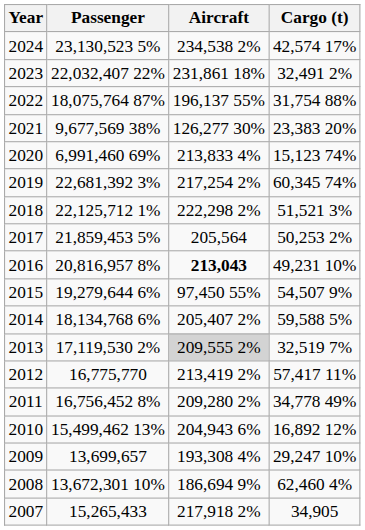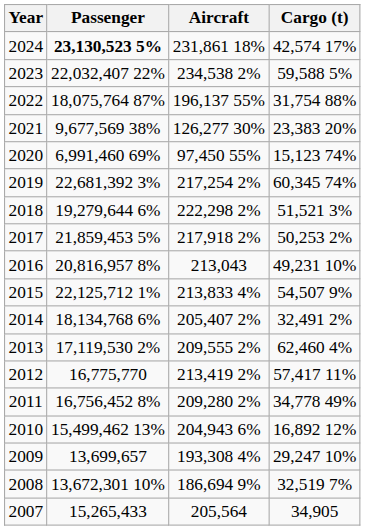(108, 45) normal -> (108, 45) bold
(219, 45) 234,538 2% -> (219, 45) 231,861 18%
(219, 73) 231,861 18% -> (219, 73) 234,538 2%
(315, 73) 32,491 2% -> (315, 73) 59,588 5%
(219, 155) 213,833 4% -> (219, 155) 97,450 55%
(108, 210) 22,125,712 1% -> (108, 210) 19,279,644 6%
(219, 237) 205,564 -> (219, 237) 217,918 2%
(219, 264) bold -> (219, 264) normal
(108, 292) 19,279,644 6% -> (108, 292) 22,125,712 1%
(219, 292) 97,450 55% -> (219, 292) 213,833 4%
(315, 319) 59,588 5% -> (315, 319) 32,491 2%
(219, 347) lightgrey background -> (219, 347) no background
(315, 347) 32,519 7% -> (315, 347) 62,460 4%
(315, 484) 62,460 4% -> (315, 484) 32,519 7%
(219, 511) 217,918 2% -> (219, 511) 205,564
